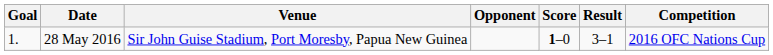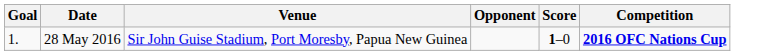- column: (603, 15)
(697, 38) normal -> (655, 38) bold
